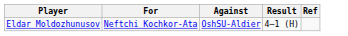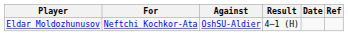+ column: (313, 11)
